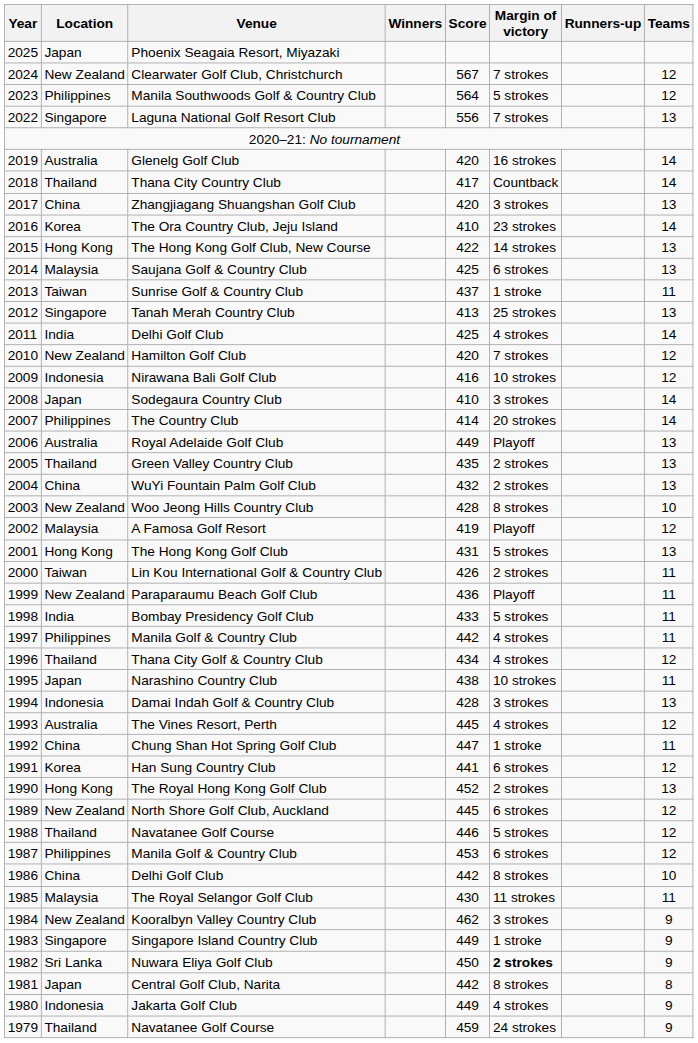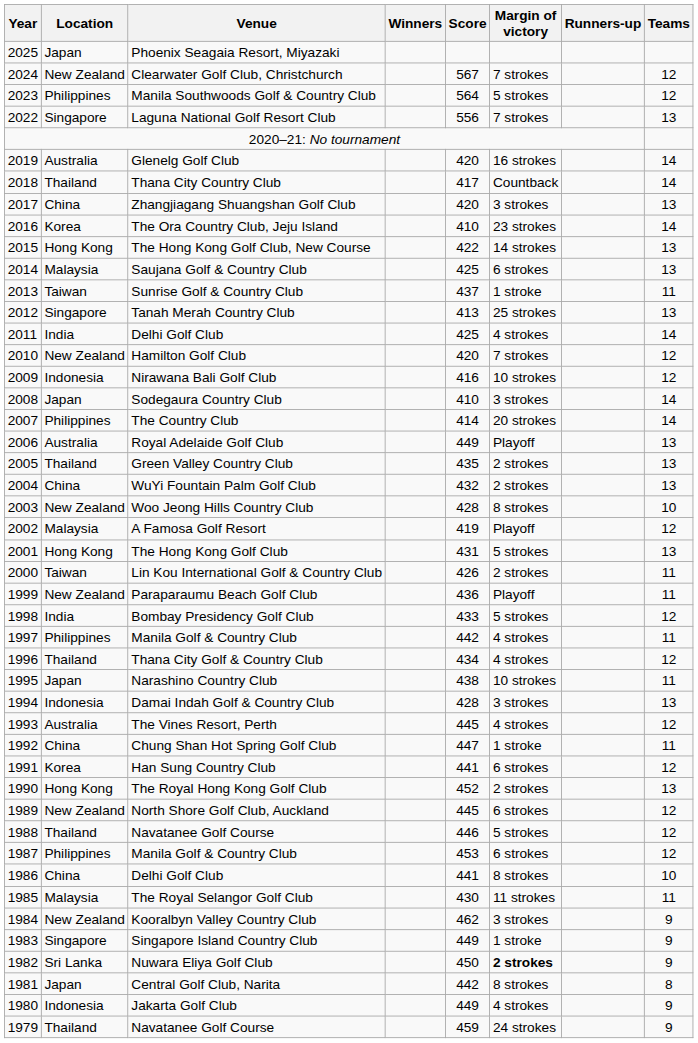(669, 615) 11 -> (669, 615) 12
(468, 875) 442 -> (468, 875) 441
